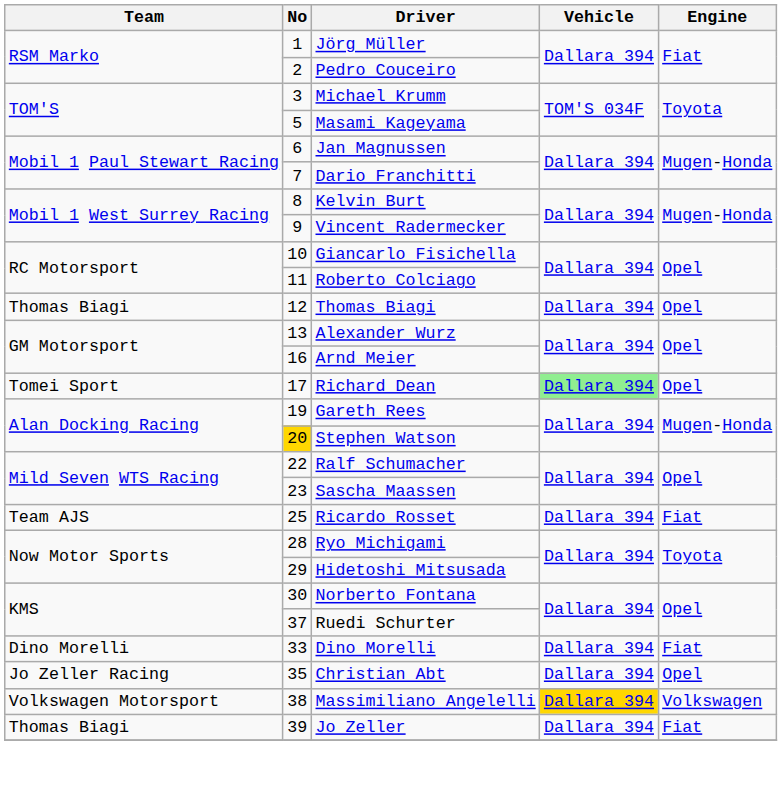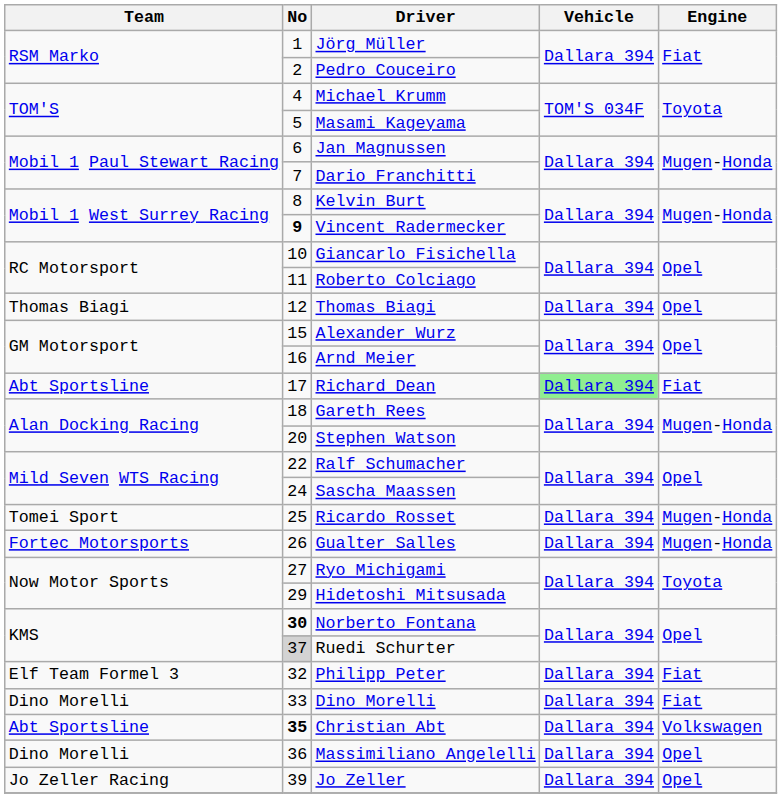(297, 97) 3 -> (297, 97) 4
(297, 228) normal -> (297, 228) bold
(297, 333) 13 -> (297, 333) 15
(64, 386) Tomei Sport -> (79, 386) Abt Sportsline
(682, 386) Opel -> (682, 386) Fiat
(297, 412) 19 -> (297, 412) 18
(297, 438) gold background -> (297, 438) no background
(297, 491) 23 -> (297, 491) 24
(49, 517) Team AJS -> (64, 517) Tomei Sport
(682, 517) Fiat -> (717, 517) Mugen-Honda
+ row: (386, 544)
(297, 544) 28 -> (297, 570) 27
(297, 596) normal -> (297, 622) bold
(297, 622) no background -> (297, 649) lightgrey background
+ row: (381, 675)
(89, 675) Jo Zeller Racing -> (79, 728) Abt Sportsline
(297, 675) normal -> (297, 728) bold
(682, 675) Opel -> (712, 728) Volkswagen
(114, 701) Volkswagen Motorsport -> (69, 754) Dino Morelli
(297, 701) 38 -> (297, 754) 36
(599, 701) gold background -> (599, 754) no background
(712, 701) Volkswagen -> (682, 754) Opel
(69, 728) Thomas Biagi -> (89, 780) Jo Zeller Racing
(682, 728) Fiat -> (682, 780) Opel
